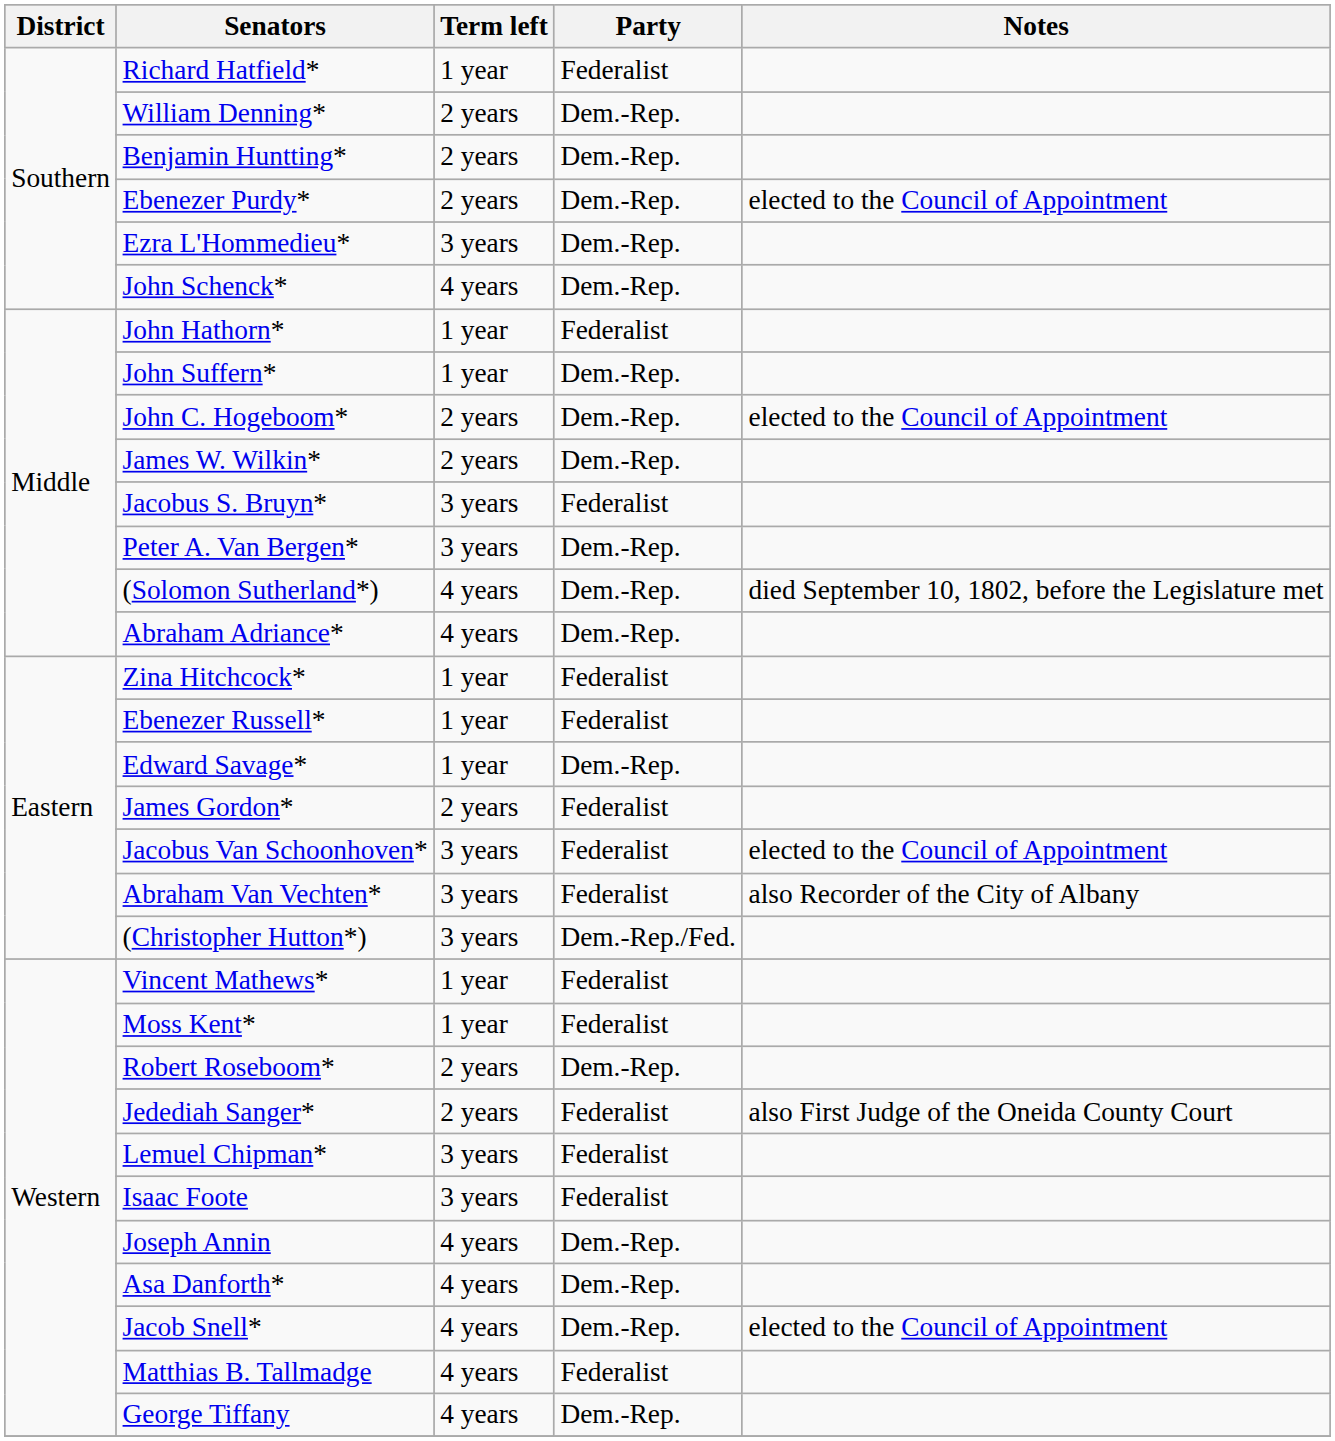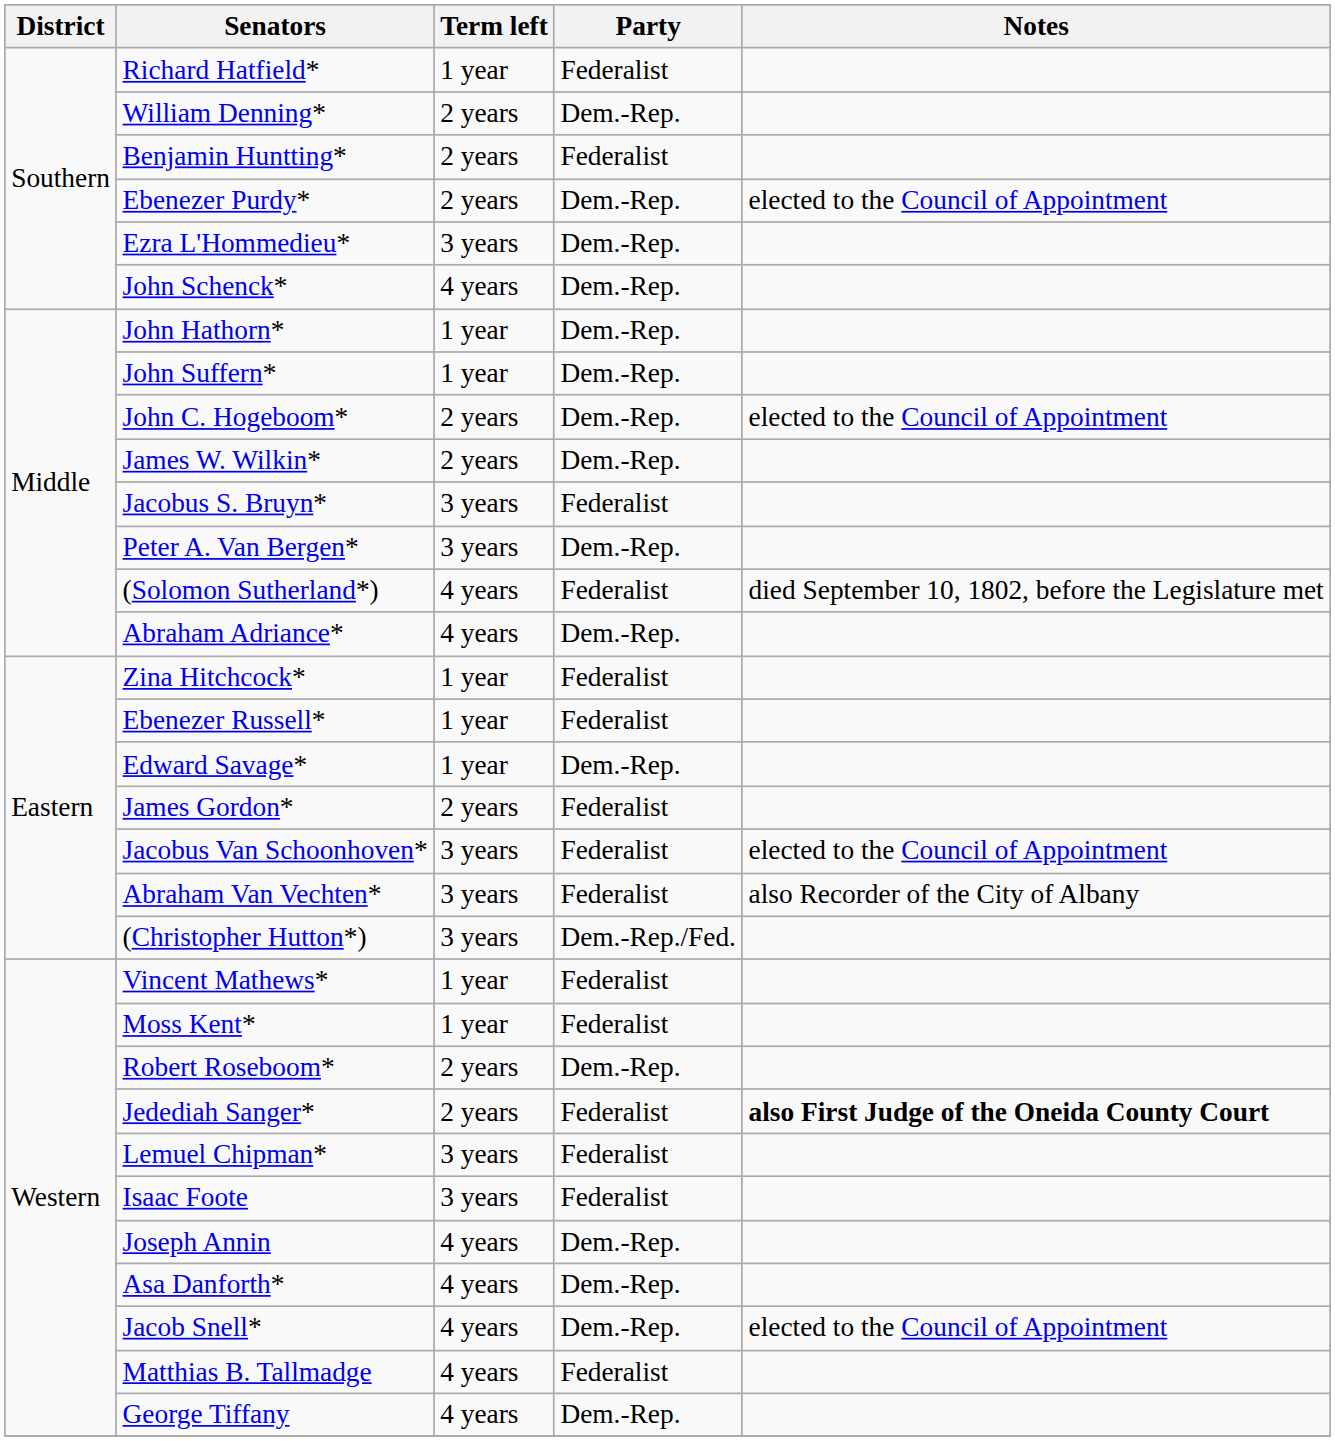(620, 156) Dem.-Rep. -> (614, 156) Federalist
(614, 329) Federalist -> (620, 329) Dem.-Rep.
(620, 590) Dem.-Rep. -> (614, 590) Federalist
(991, 1110) normal -> (1009, 1110) bold
